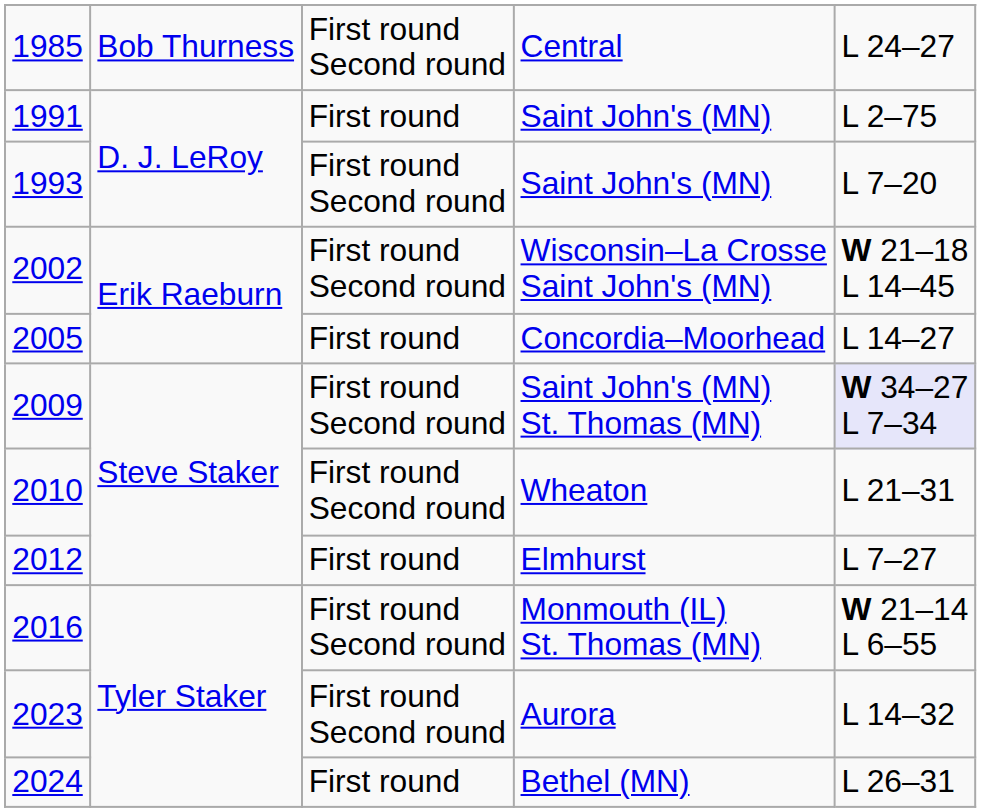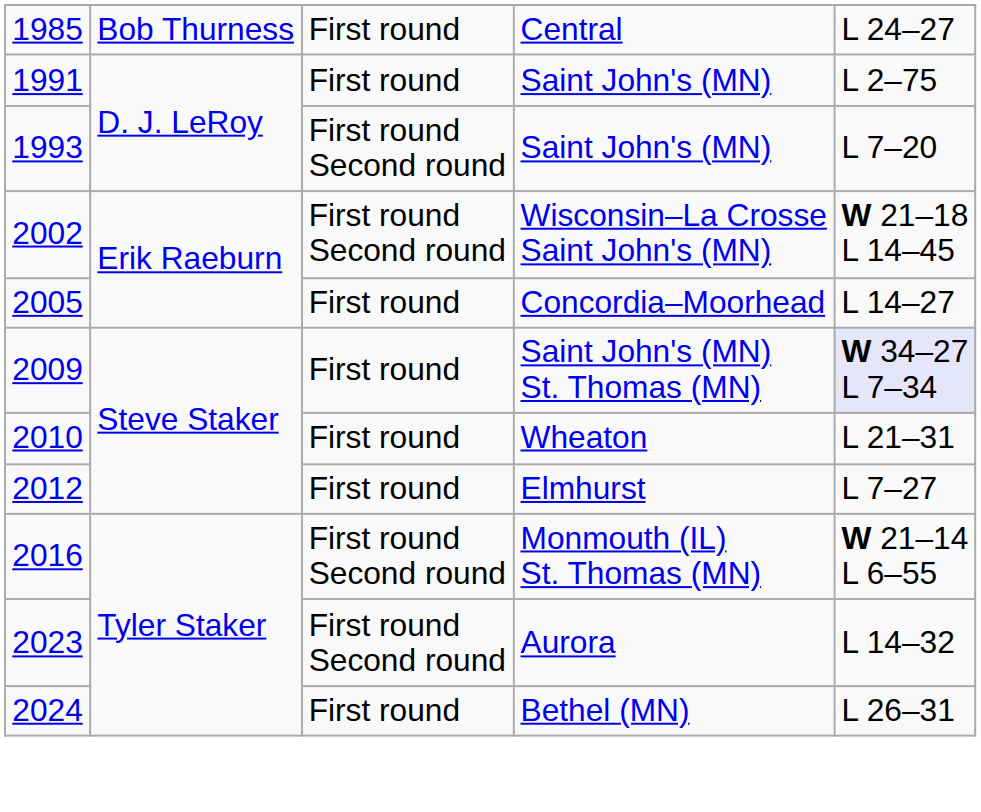(407, 47) First round Second round -> (384, 29) First round
(407, 405) First round Second round -> (384, 369) First round
(407, 491) First round Second round -> (384, 437) First round
